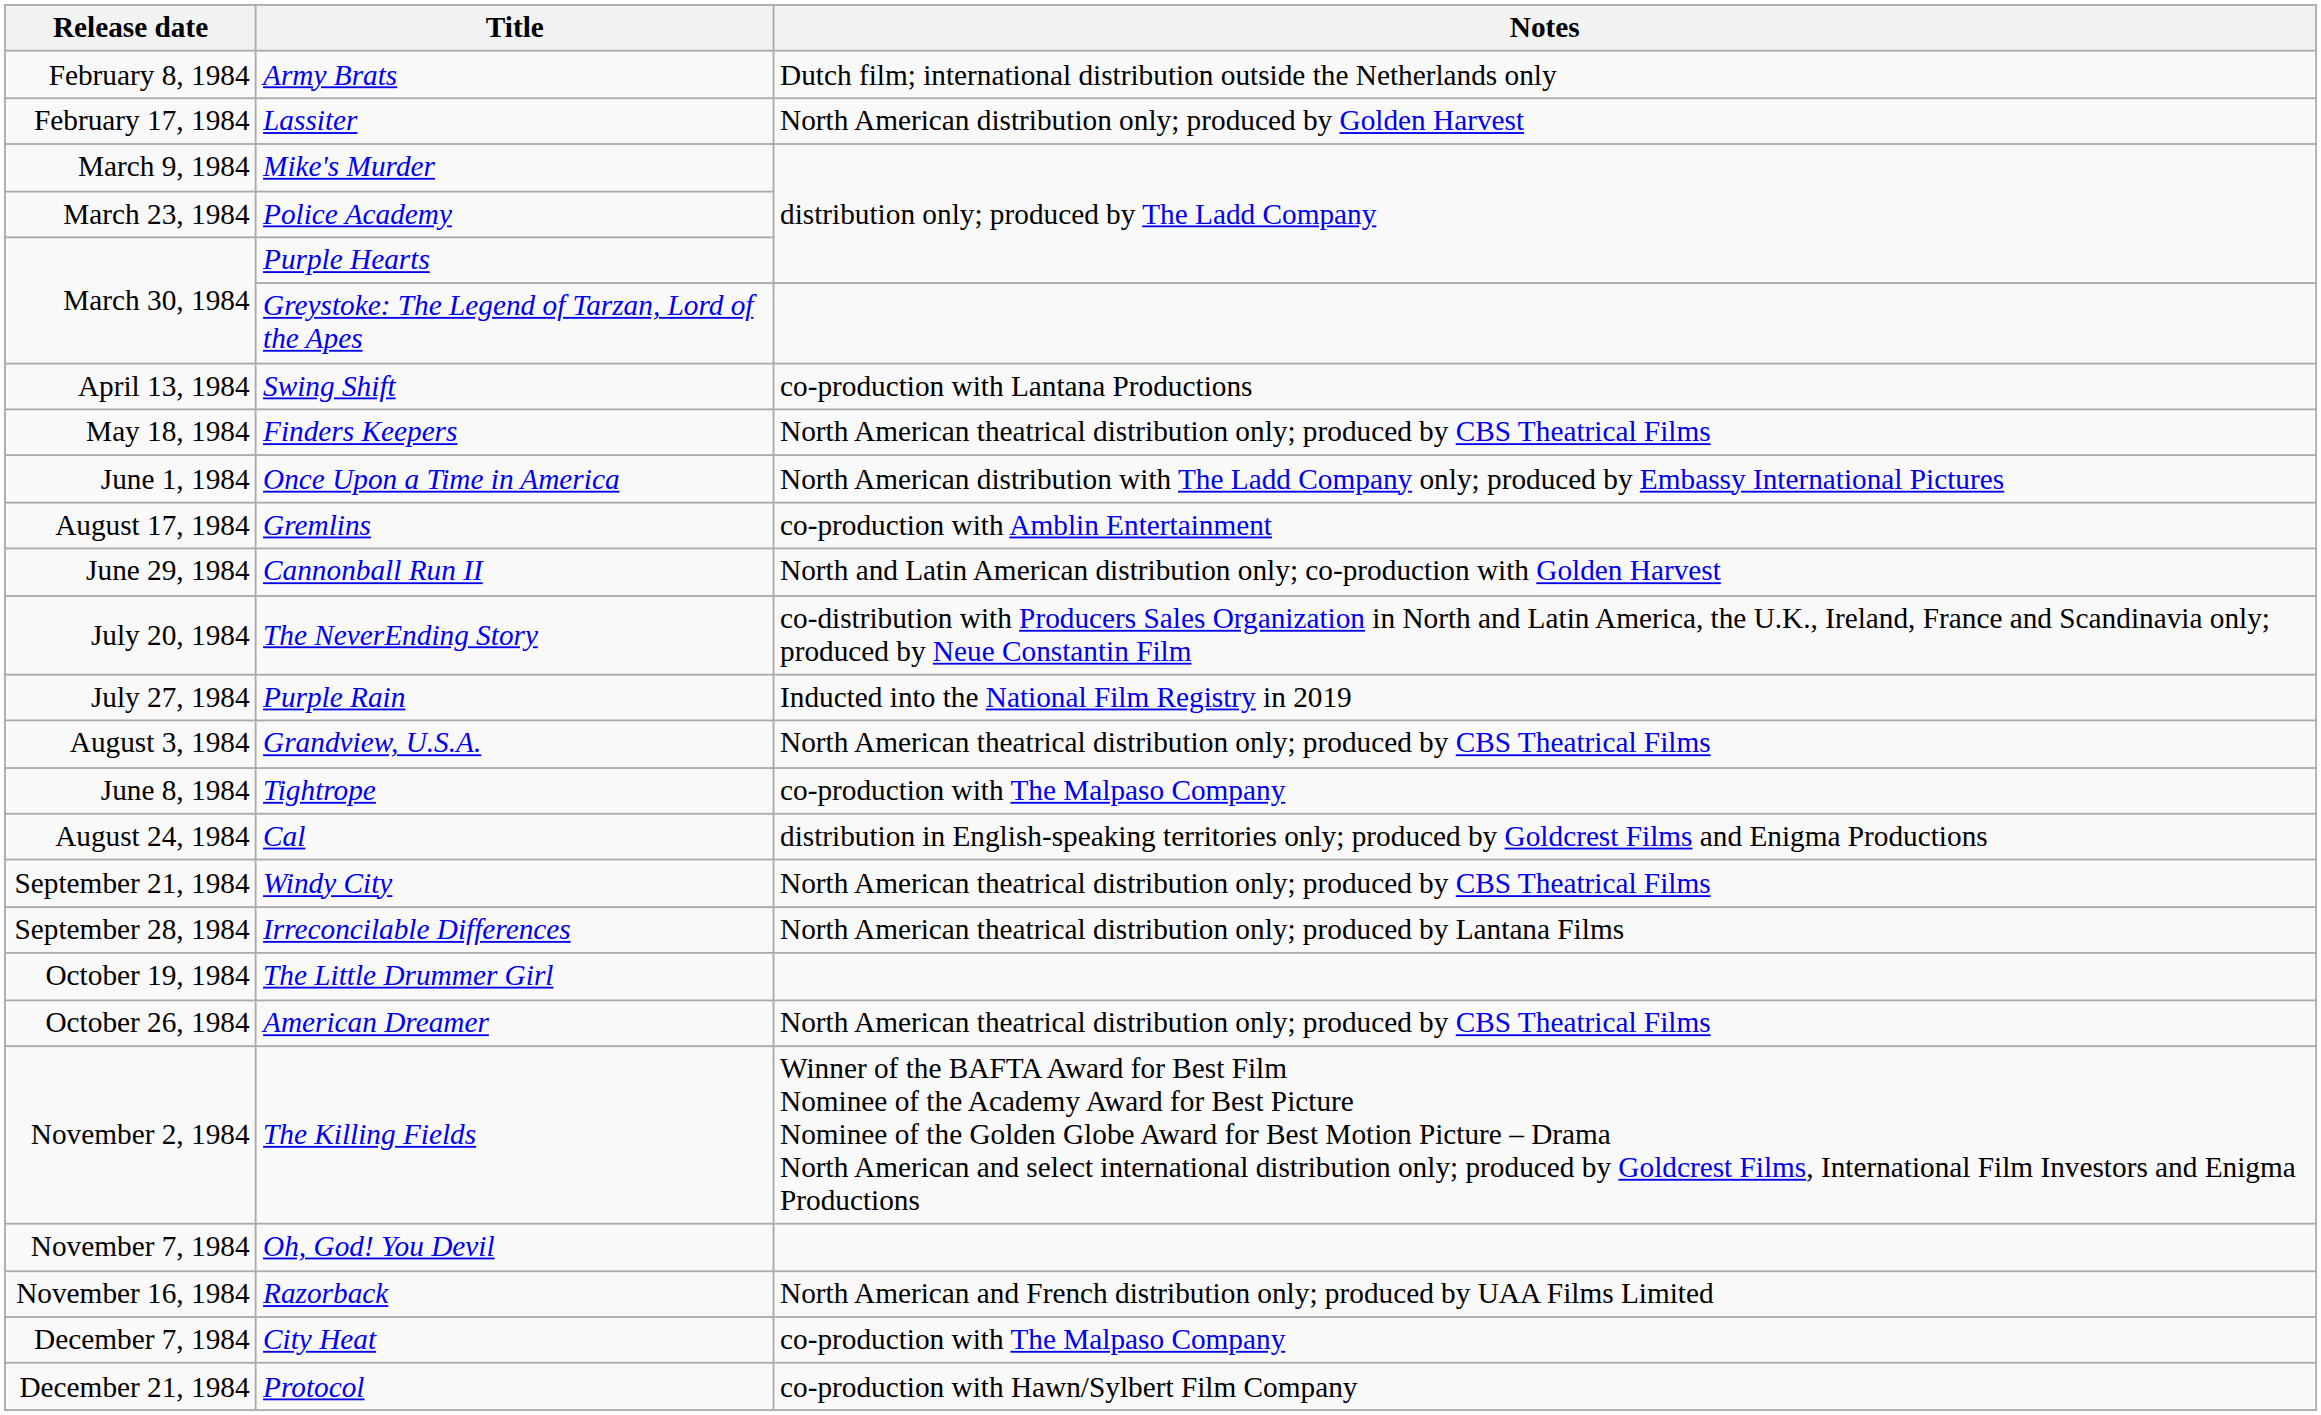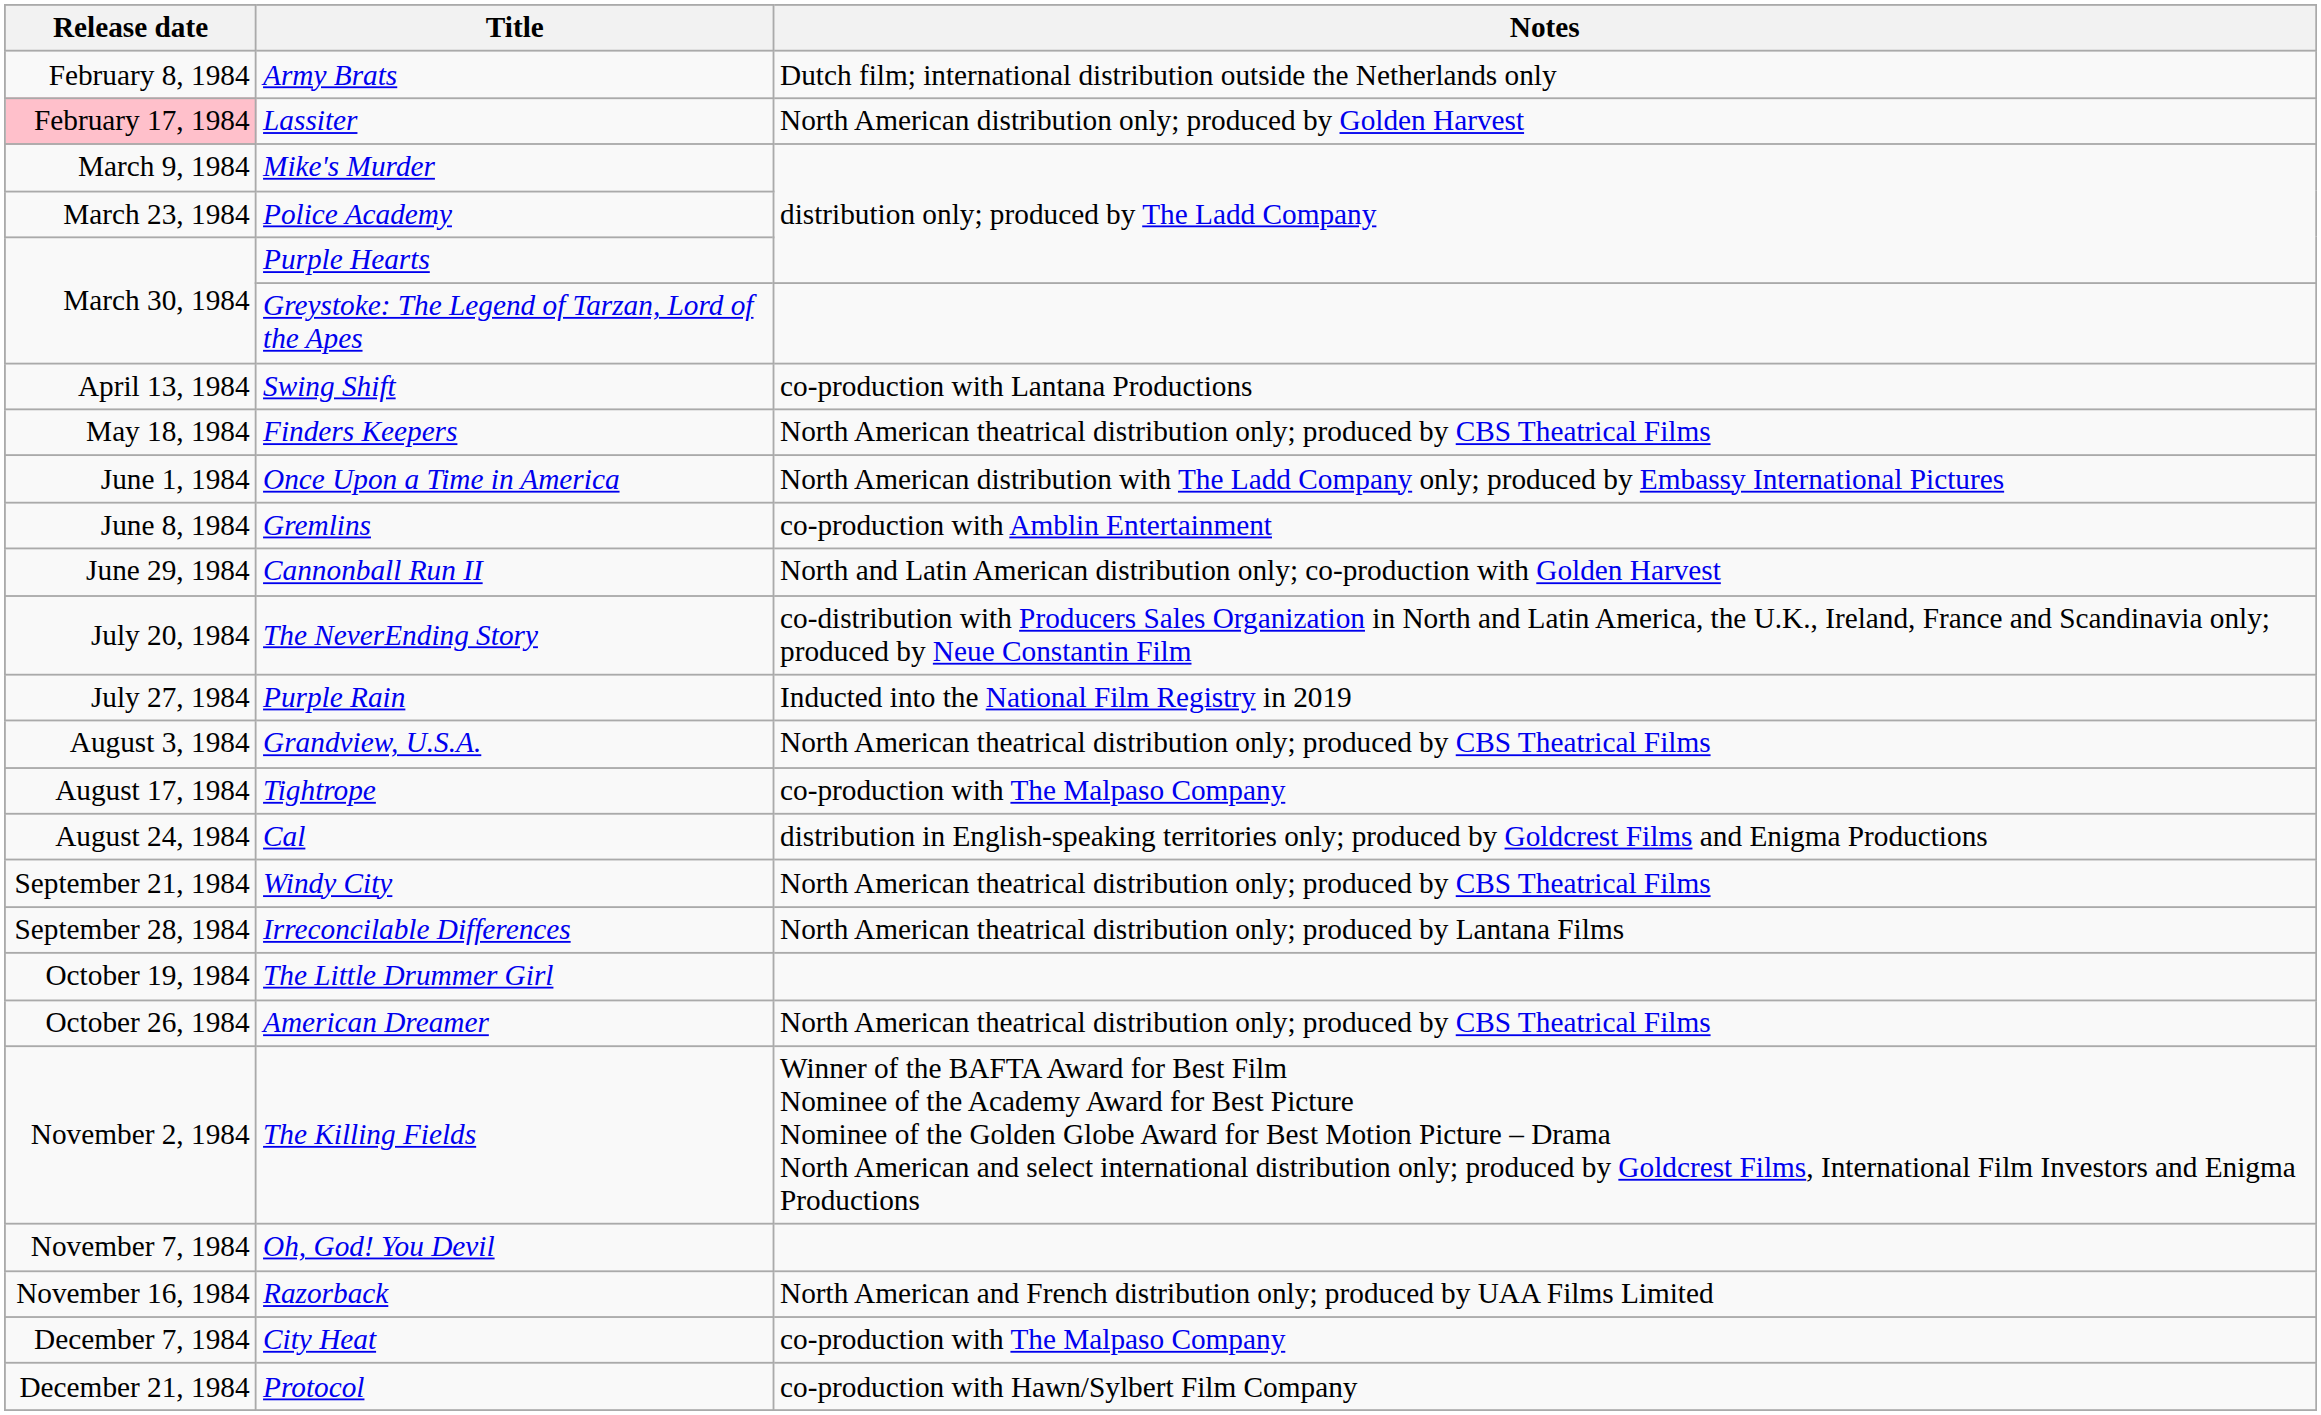(142, 120) no background -> (142, 120) pink background
(152, 525) August 17, 1984 -> (175, 525) June 8, 1984
(175, 790) June 8, 1984 -> (152, 790) August 17, 1984
